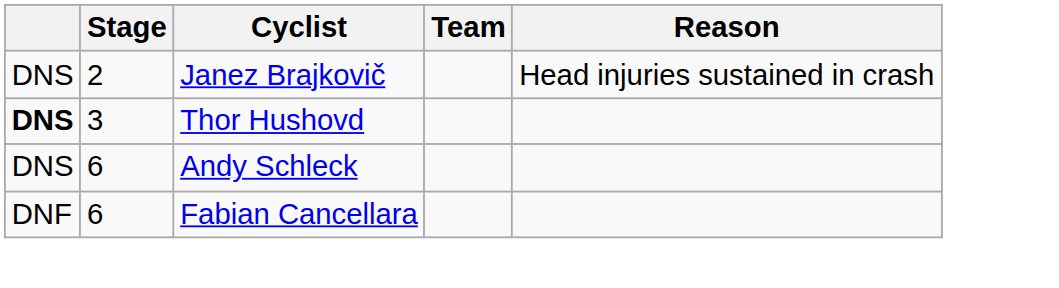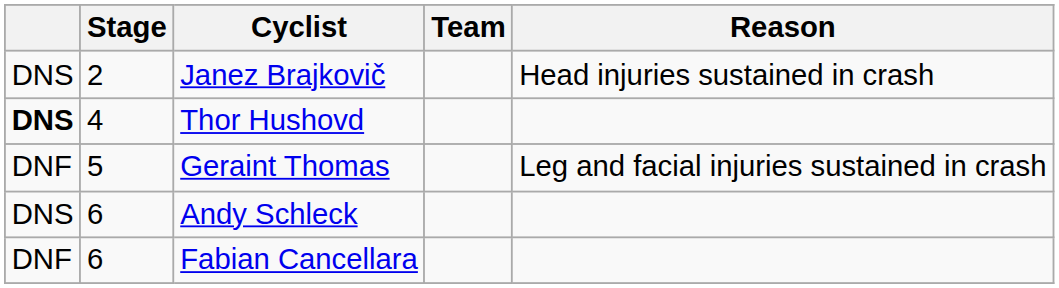(95, 120) 3 -> (95, 120) 4
+ row: (285, 167)
